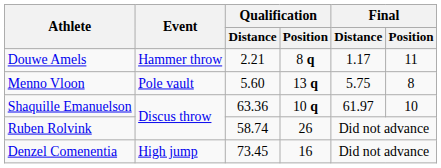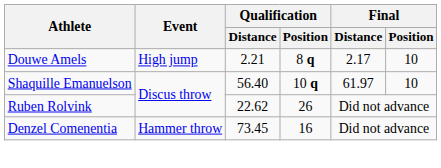(180, 60) Hammer throw -> (168, 60) High jump
(358, 60) 1.17 -> (358, 60) 2.17
(411, 60) 11 -> (411, 60) 10
- row: (46, 83)
(253, 106) 63.36 -> (253, 83) 56.40
(253, 129) 58.74 -> (253, 106) 22.62
(168, 151) High jump -> (180, 129) Hammer throw
